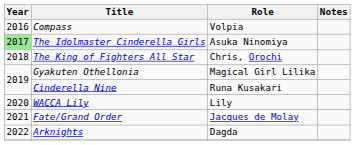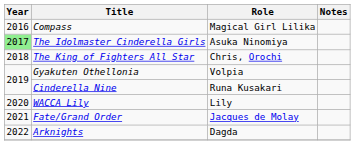(227, 27) Volpia -> (263, 27) Magical Girl Lilika
(263, 72) Magical Girl Lilika -> (227, 72) Volpia
